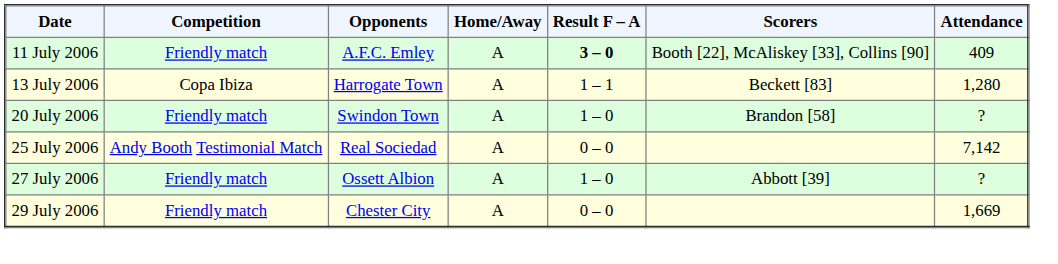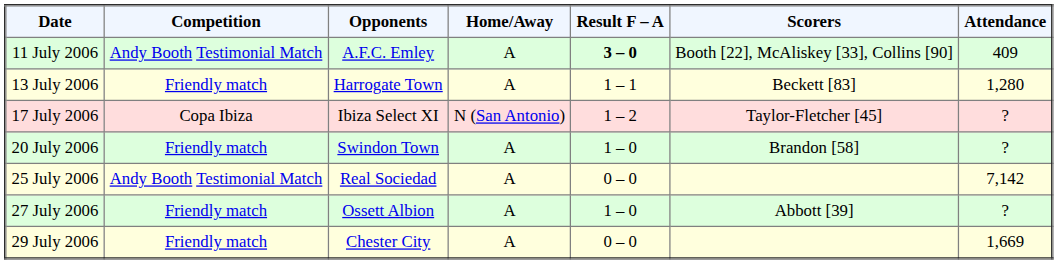(216, 53) Friendly match -> (216, 53) Andy Booth Testimonial Match
(216, 84) Copa Ibiza -> (216, 84) Friendly match
+ row: (55, 116)
